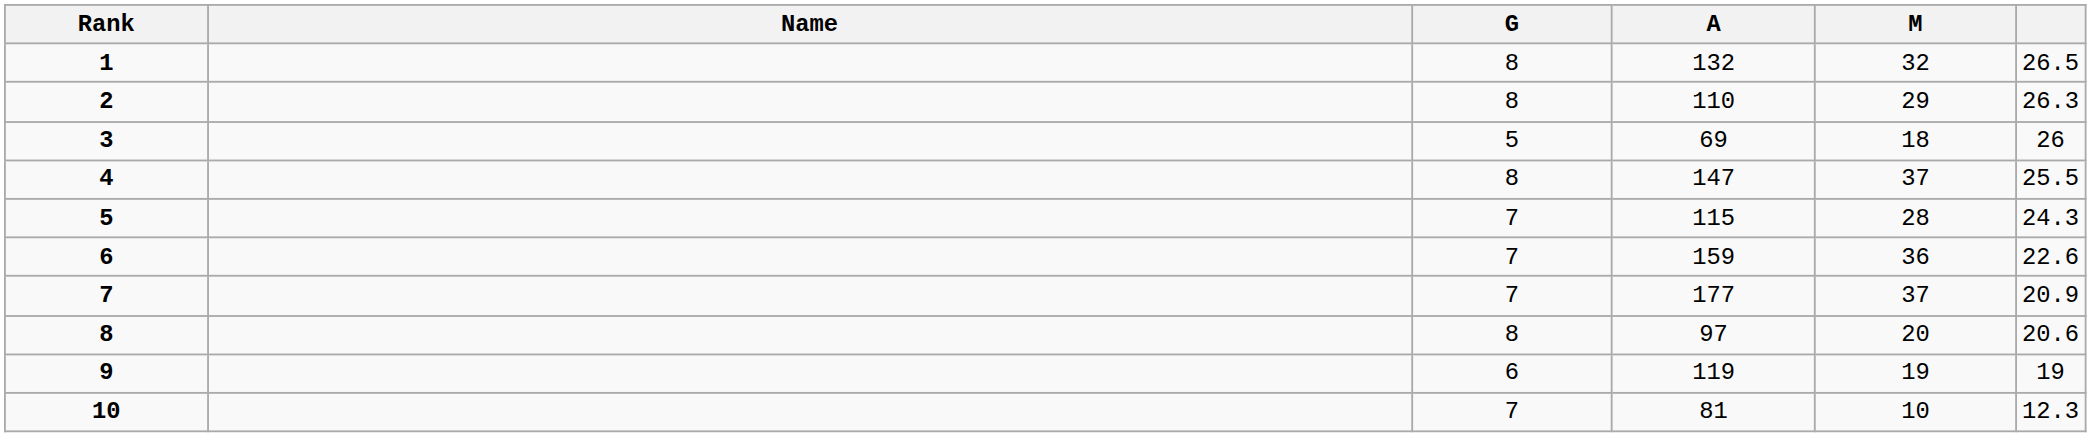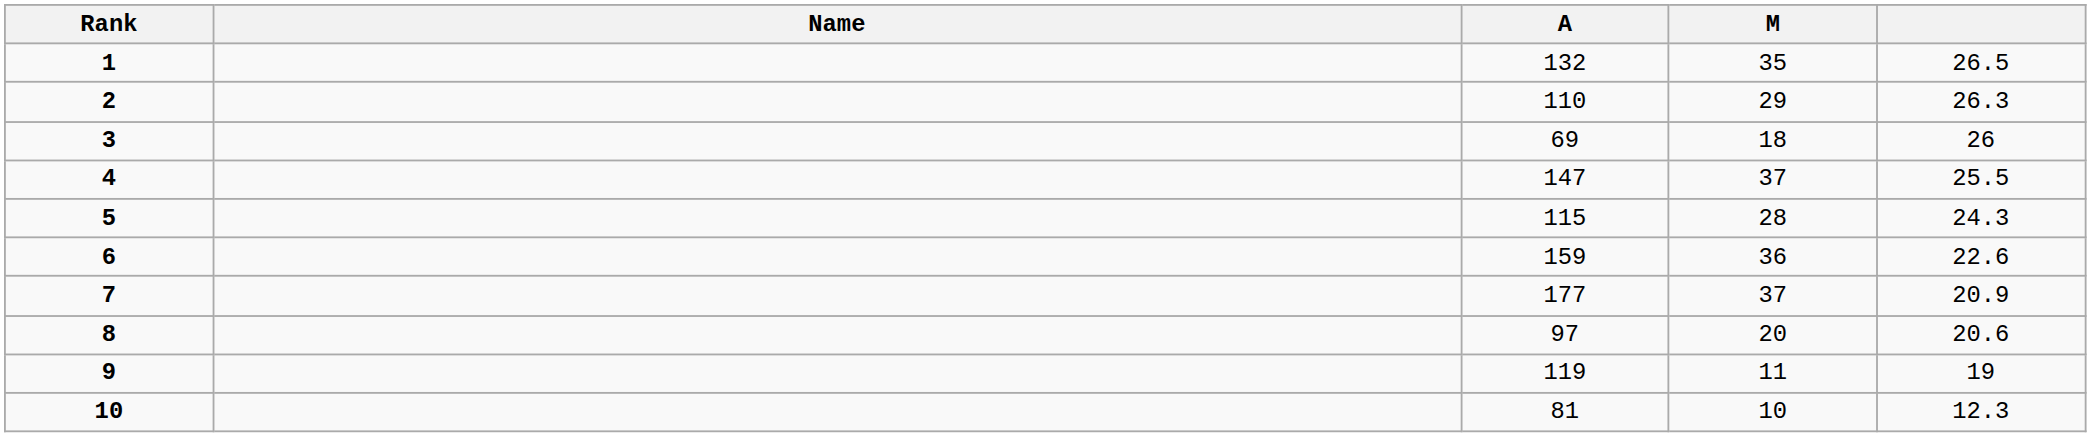- column: (1512, 24)
(1916, 63) 32 -> (1773, 63) 35
(1916, 373) 19 -> (1773, 373) 11
